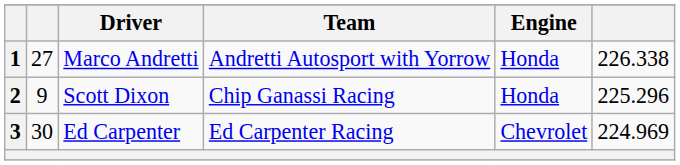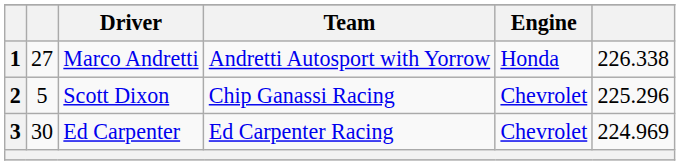(42, 95) 9 -> (42, 95) 5
(530, 95) Honda -> (544, 95) Chevrolet
